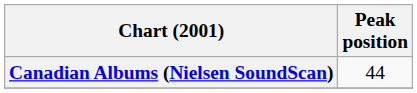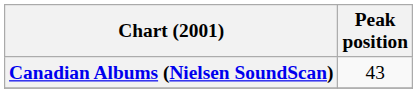(375, 72) 44 -> (375, 72) 43
